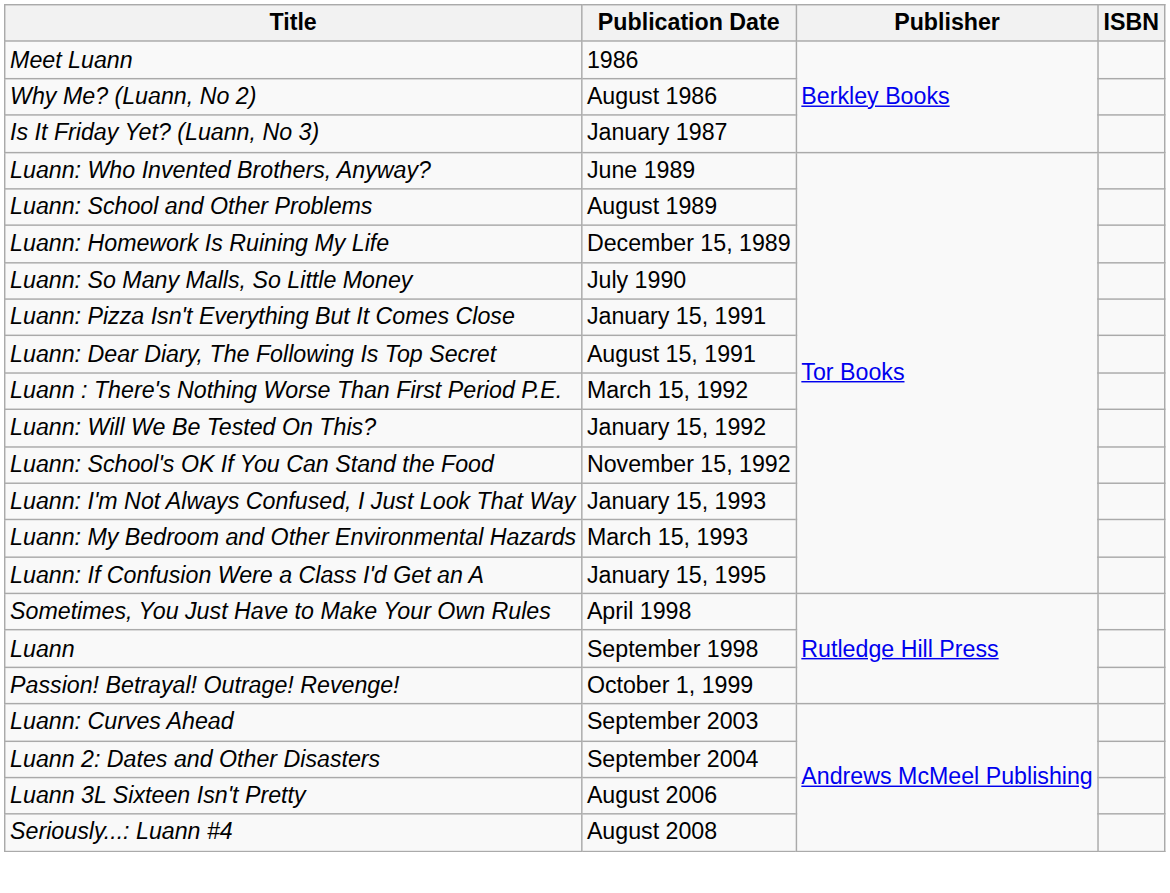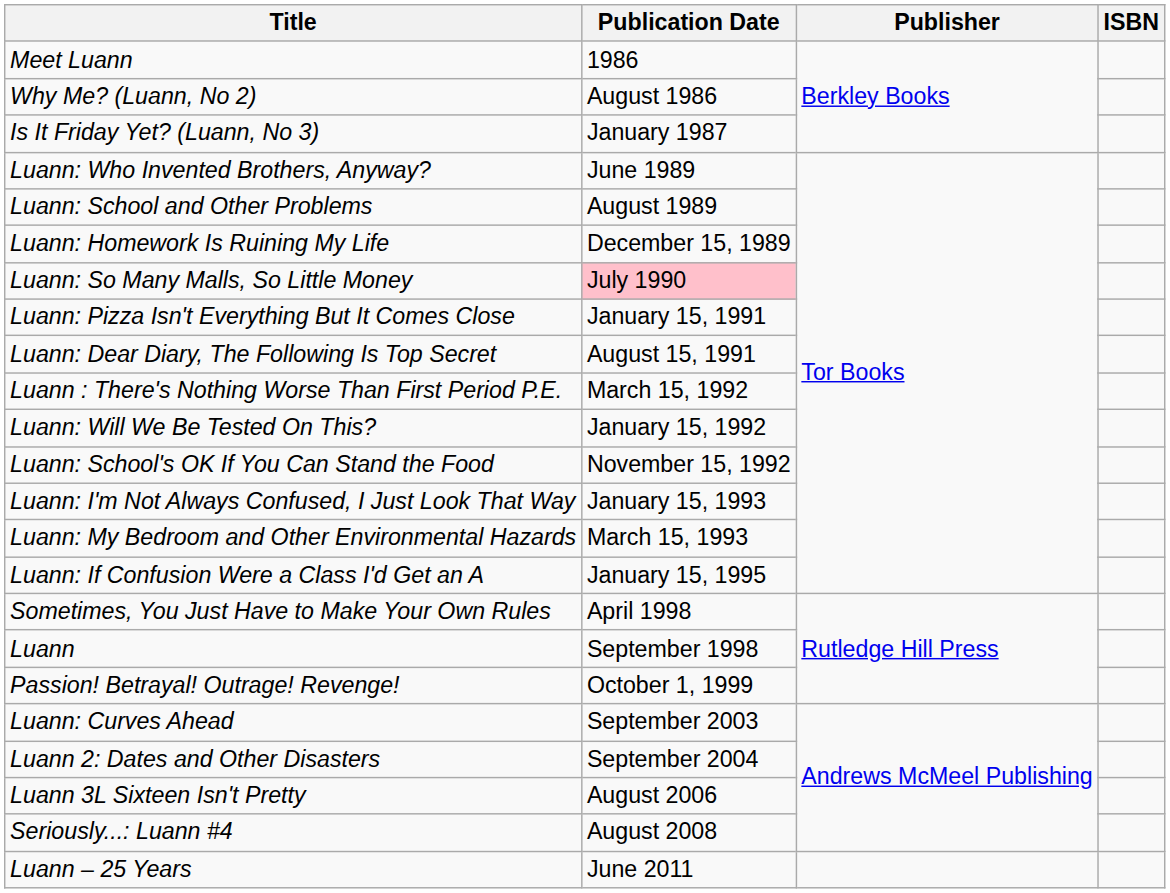(637, 280) no background -> (637, 280) pink background
+ row: (101, 869)
